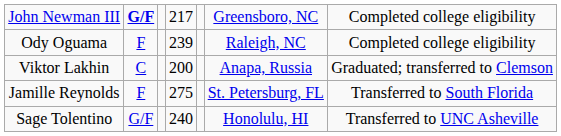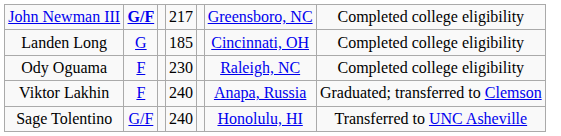+ row: (64, 42)
(181, 42) 239 -> (181, 67) 230
(141, 67) C -> (141, 93) F
(181, 67) 200 -> (181, 93) 240
- row: (64, 93)
